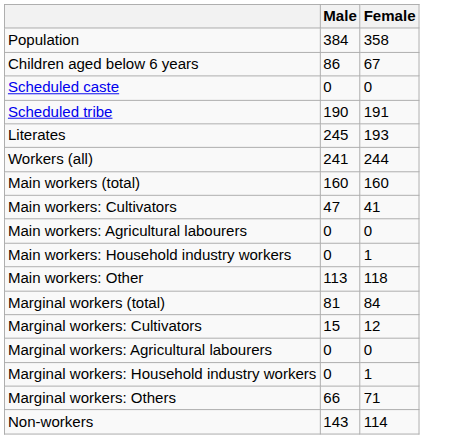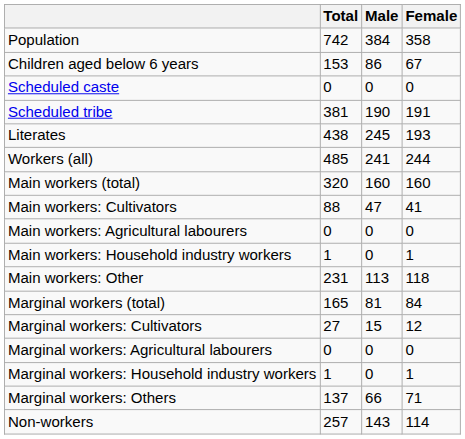+ column: (341, 16)
